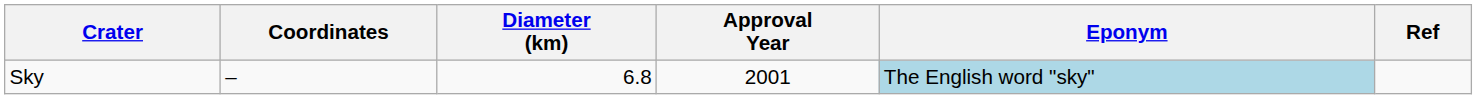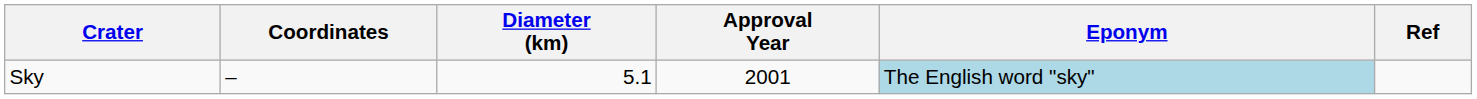(637, 76) 6.8 -> (637, 76) 5.1
